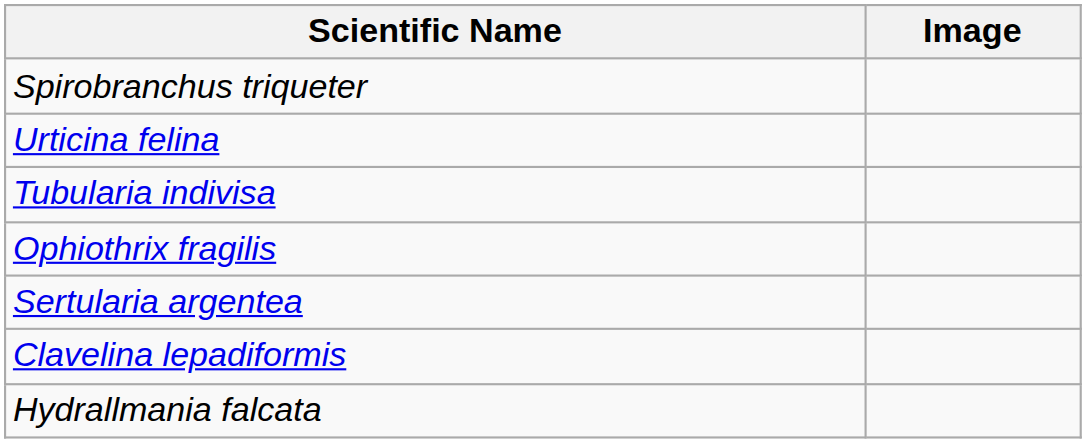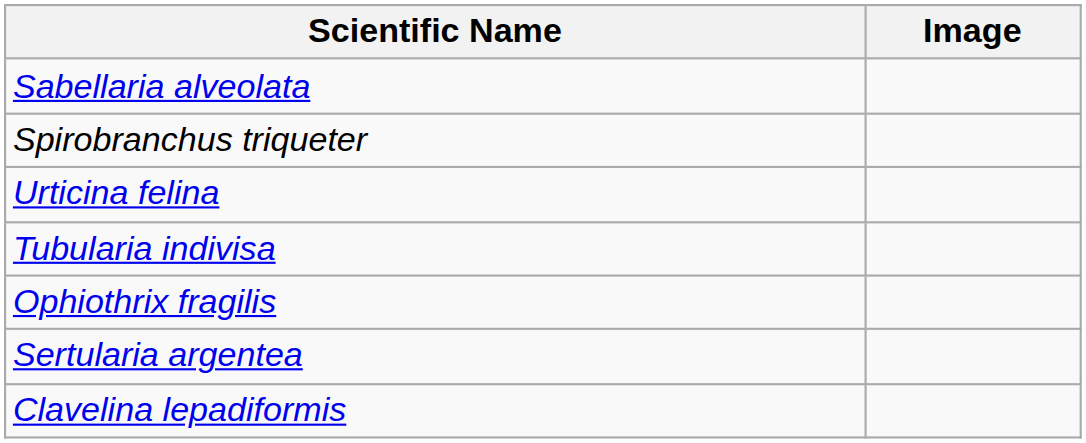+ row: (162, 85)
- row: (167, 409)
